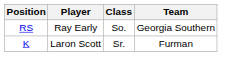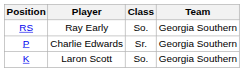+ row: (87, 43)
(119, 43) Sr. -> (141, 59) So.
(176, 43) Furman -> (198, 59) Georgia Southern
